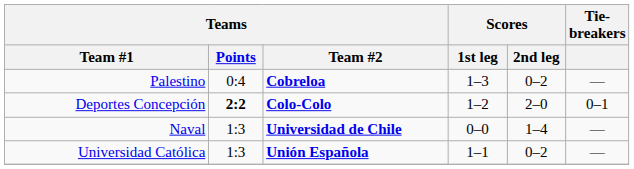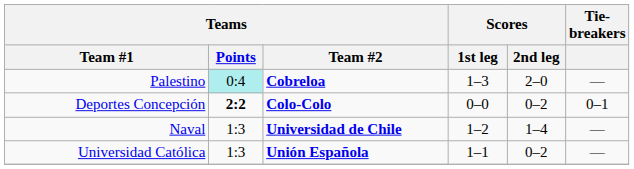(236, 81) no background -> (236, 81) paleturquoise background
(536, 81) 0–2 -> (536, 81) 2–0
(478, 104) 1–2 -> (478, 104) 0–0
(536, 104) 2–0 -> (536, 104) 0–2
(478, 128) 0–0 -> (478, 128) 1–2
